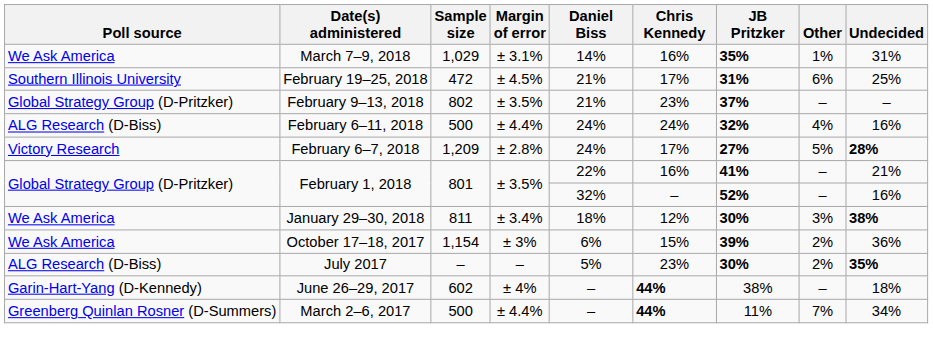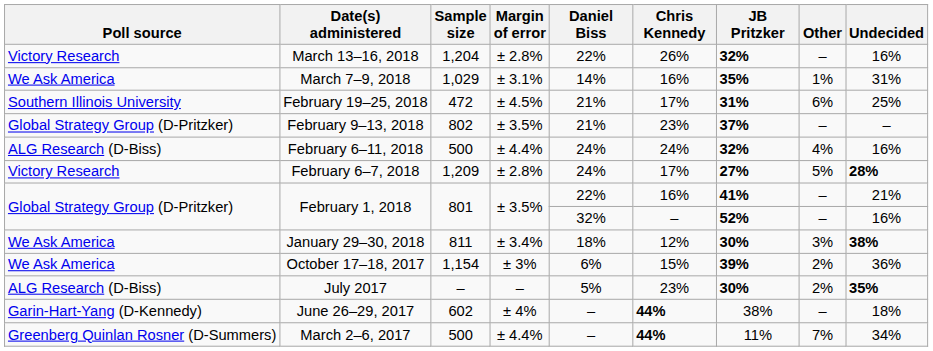+ row: (355, 56)
